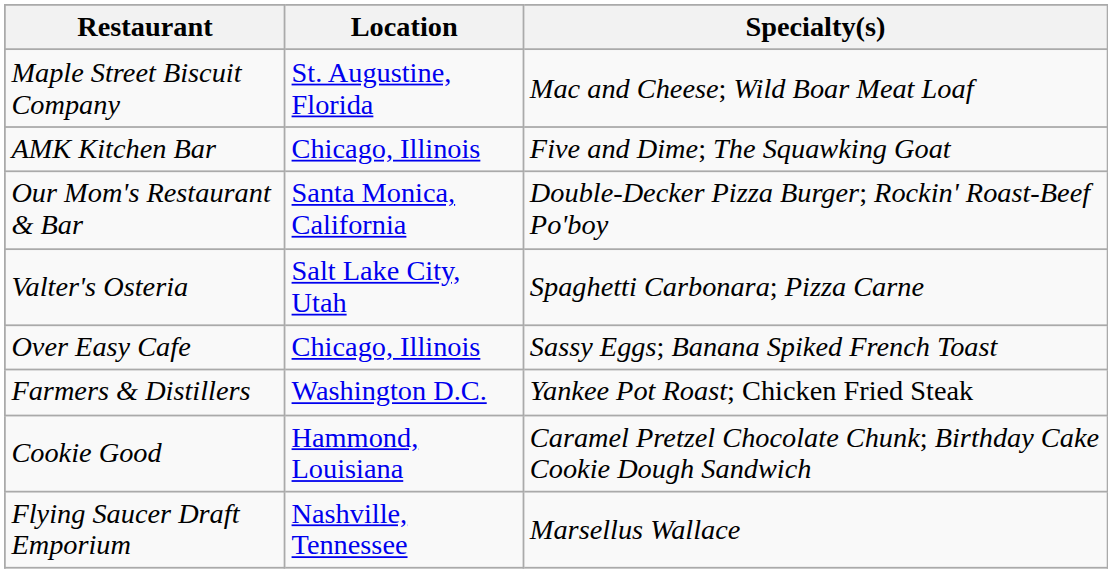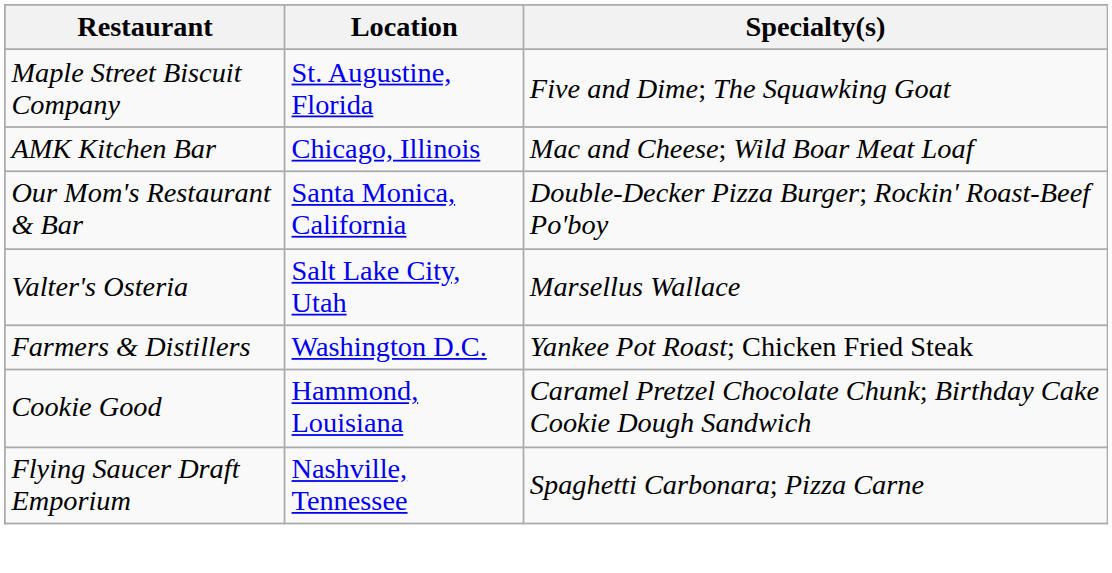(752, 87) Mac and Cheese; Wild Boar Meat Loaf -> (740, 87) Five and Dime; The Squawking Goat
(740, 148) Five and Dime; The Squawking Goat -> (752, 148) Mac and Cheese; Wild Boar Meat Loaf
(727, 286) Spaghetti Carbonara; Pizza Carne -> (635, 286) Marsellus Wallace
- row: (101, 347)
(635, 529) Marsellus Wallace -> (727, 484) Spaghetti Carbonara; Pizza Carne
